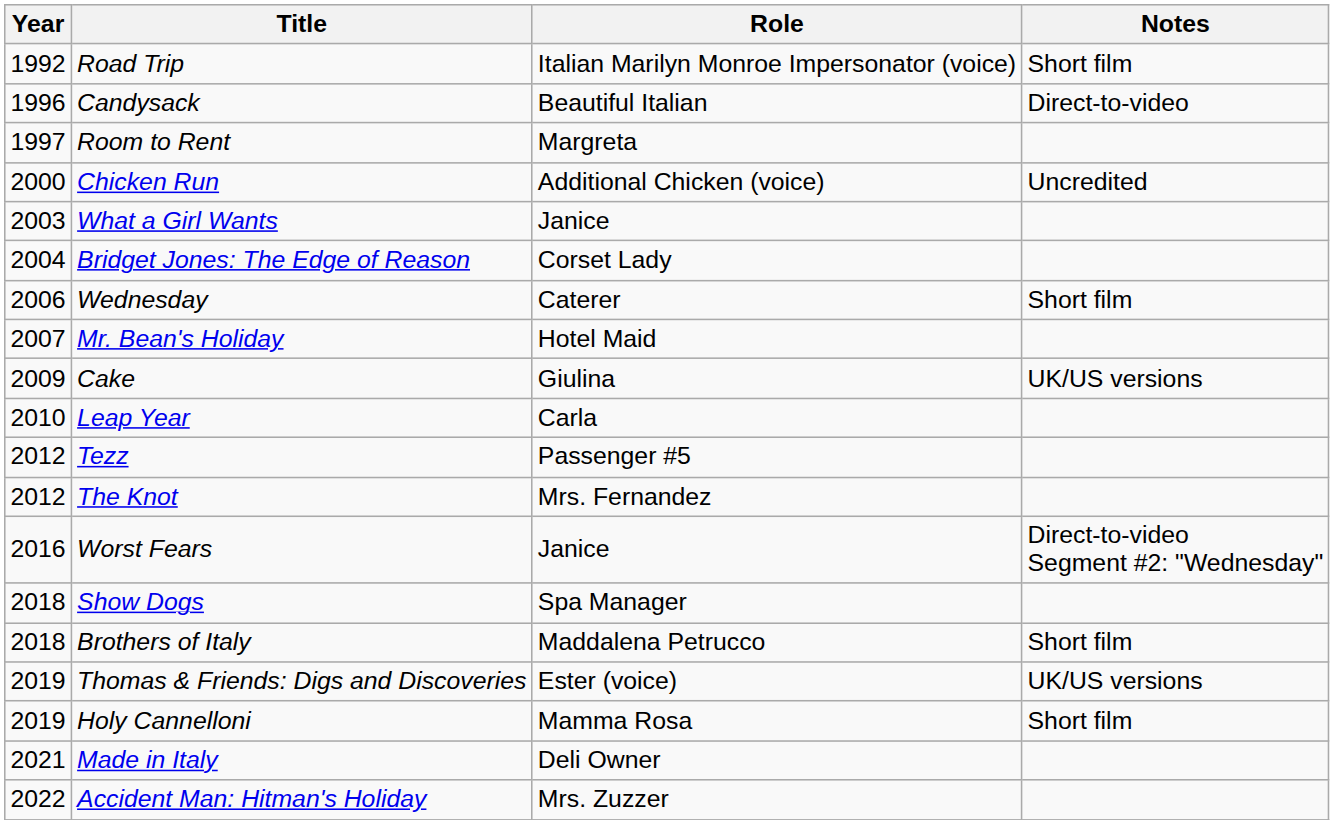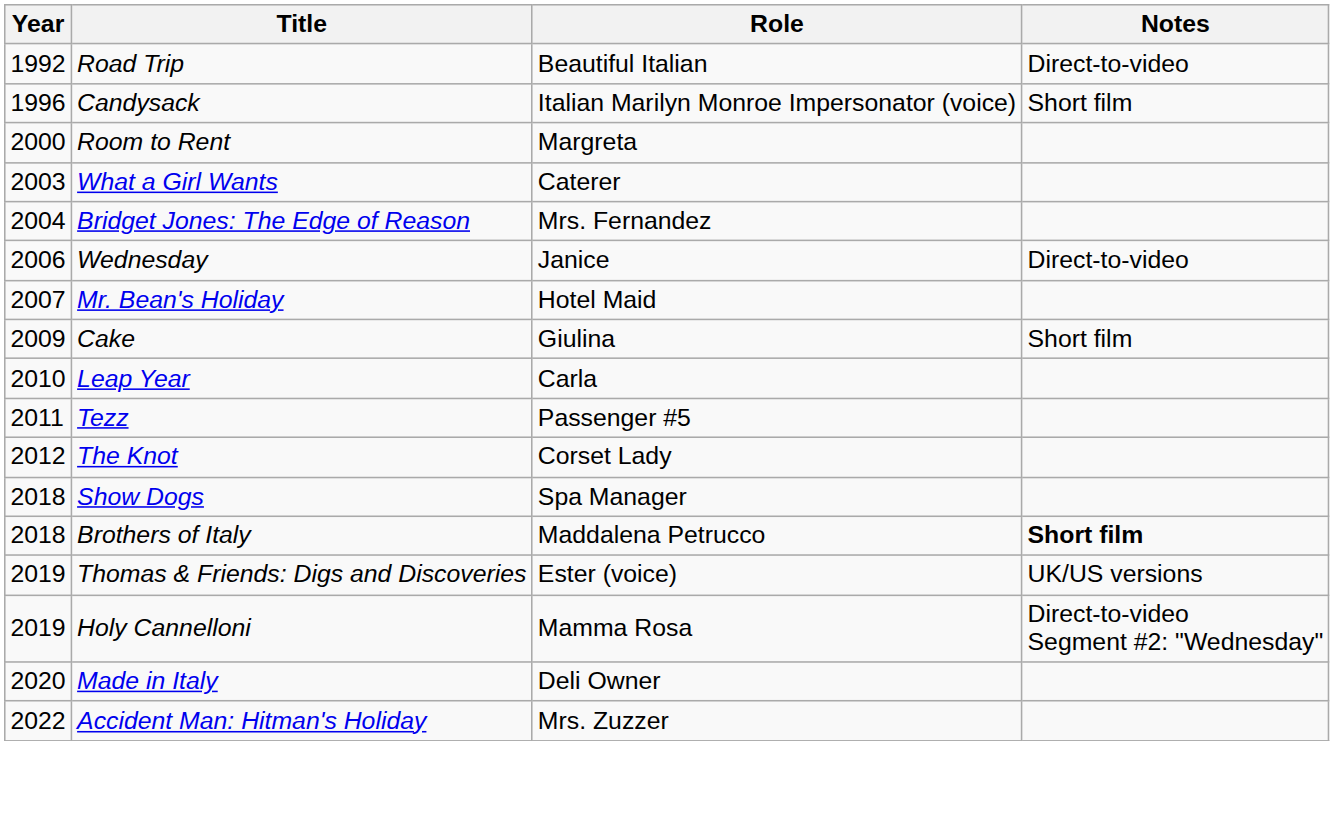(777, 63) Italian Marilyn Monroe Impersonator (voice) -> (623, 63) Beautiful Italian
(1080, 63) Short film -> (1108, 63) Direct-to-video
(623, 102) Beautiful Italian -> (777, 102) Italian Marilyn Monroe Impersonator (voice)
(1108, 102) Direct-to-video -> (1080, 102) Short film
(38, 142) 1997 -> (38, 142) 2000
- row: (148, 181)
(574, 220) Janice -> (579, 181) Caterer
(605, 260) Corset Lady -> (625, 220) Mrs. Fernandez
(579, 299) Caterer -> (574, 260) Janice
(1080, 299) Short film -> (1108, 260) Direct-to-video
(1115, 378) UK/US versions -> (1080, 338) Short film
(38, 456) 2012 -> (37, 417) 2011
(625, 496) Mrs. Fernandez -> (605, 456) Corset Lady
- row: (145, 549)
(1080, 642) normal -> (1085, 535) bold
(1080, 720) Short film -> (1175, 628) Direct-to-video Segment #2: "Wednesday"
(38, 760) 2021 -> (38, 681) 2020
